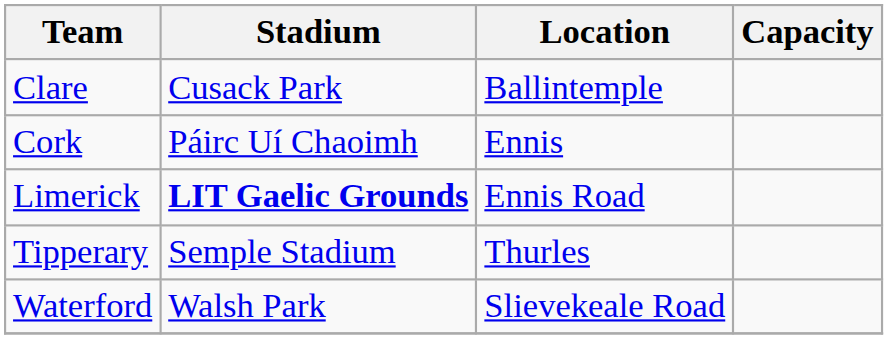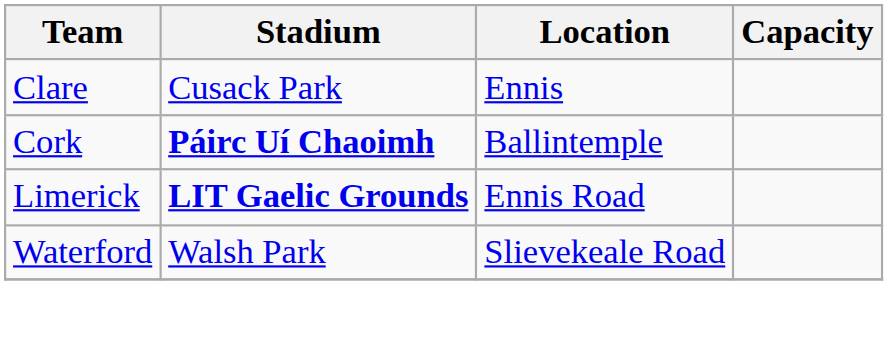(574, 86) Ballintemple -> (524, 86) Ennis
(293, 141) normal -> (301, 141) bold
(524, 141) Ennis -> (574, 141) Ballintemple
- row: (81, 251)
